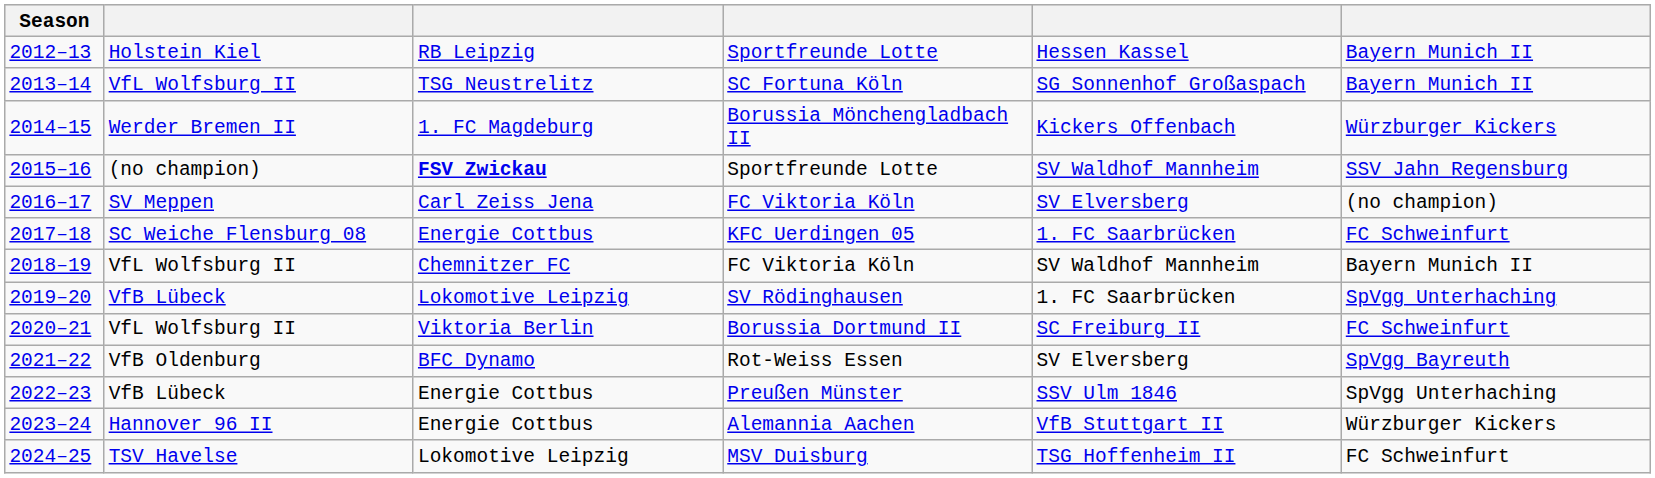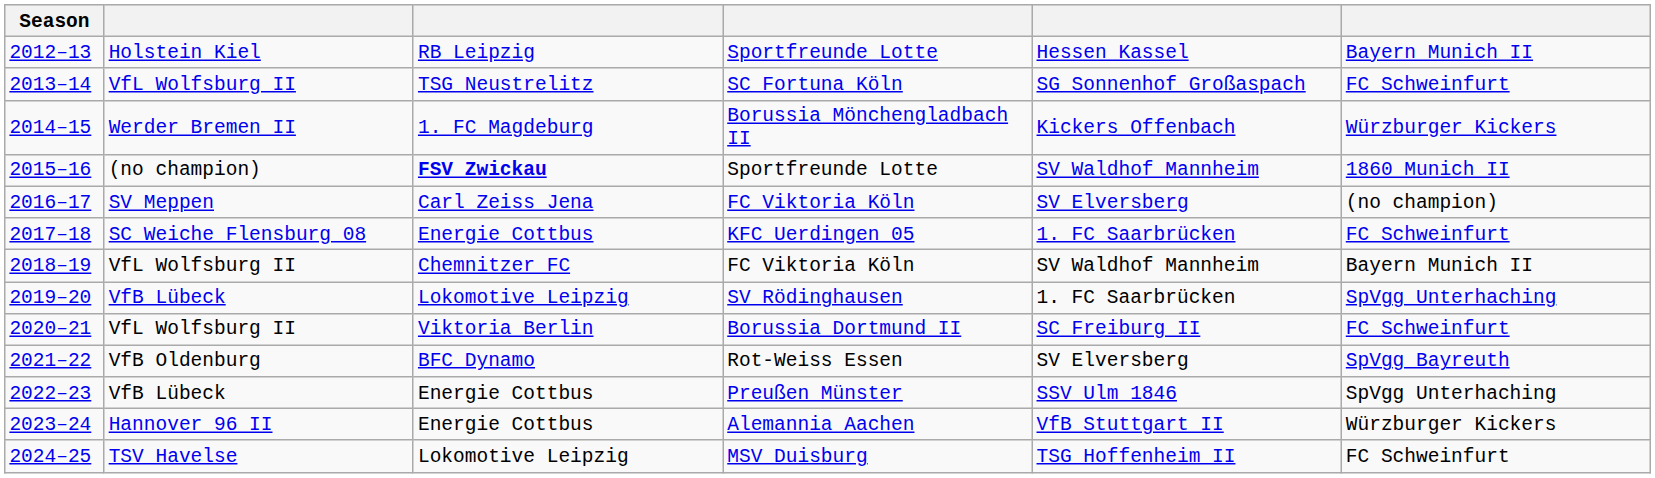(1439, 84) Bayern Munich II -> (1428, 84) FC Schweinfurt
(1457, 170) SSV Jahn Regensburg -> (1428, 170) 1860 Munich II
